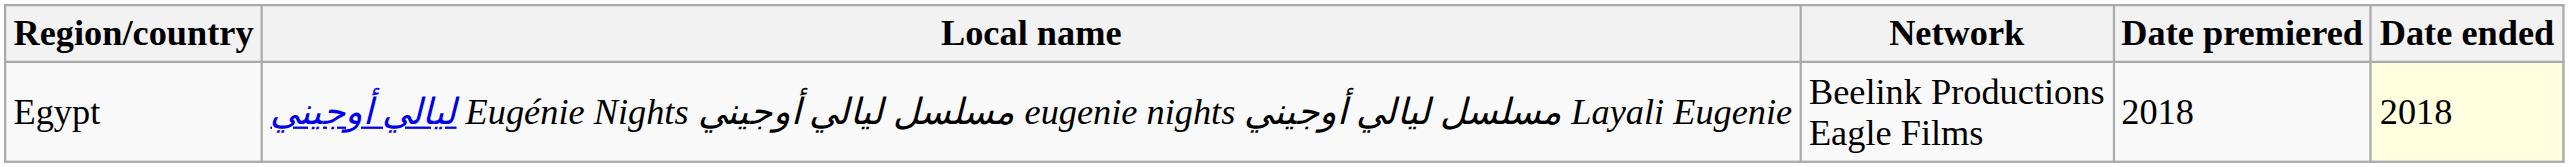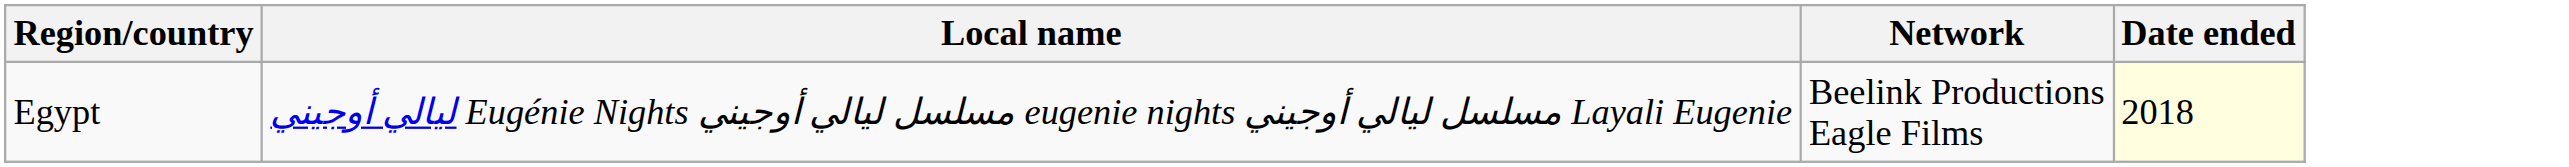- column: (2242, 33)
